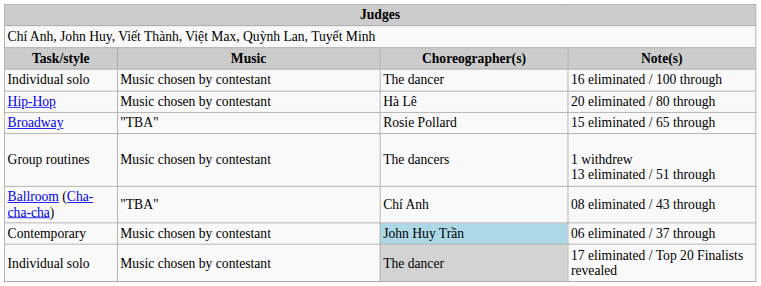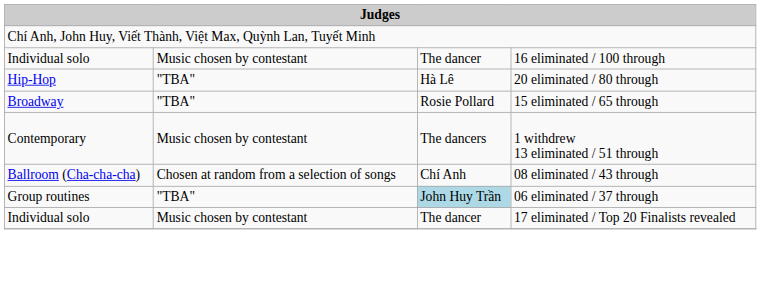- row: (662, 58)
(196, 101) Music chosen by contestant -> (176, 79) "TBA"
(49, 159) Group routines -> (47, 138) Contemporary
(139, 204) "TBA" -> (276, 175) Chosen at random from a selection of songs
(47, 233) Contemporary -> (49, 196) Group routines
(196, 233) Music chosen by contestant -> (176, 196) "TBA"
(414, 262) lightgrey background -> (451, 218) no background
